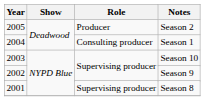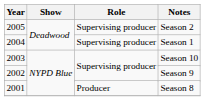(93, 27) Producer -> (116, 27) Supervising producer
(115, 42) Consulting producer -> (116, 42) Supervising producer
(116, 88) Supervising producer -> (93, 88) Producer
